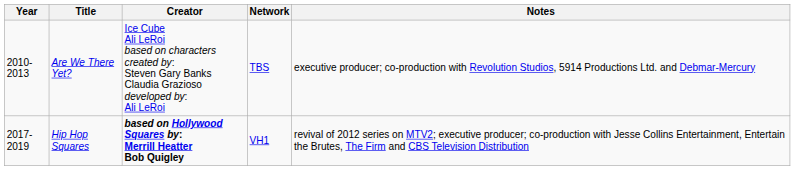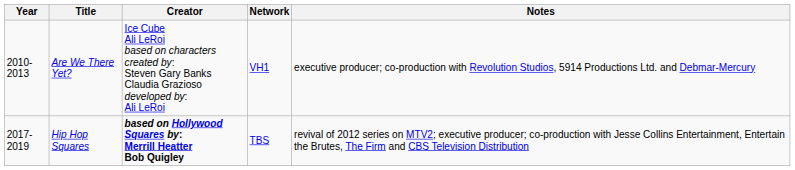(259, 68) TBS -> (259, 68) VH1
(259, 140) VH1 -> (259, 140) TBS
